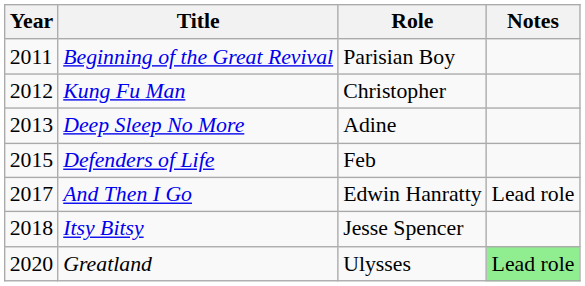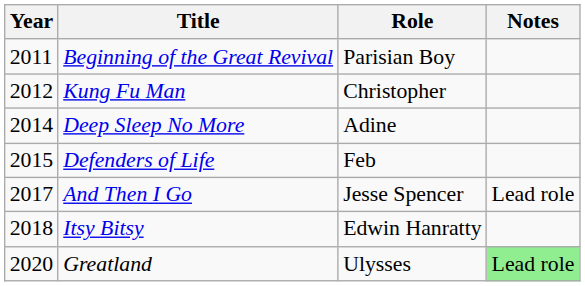(31, 125) 2013 -> (31, 125) 2014
(412, 194) Edwin Hanratty -> (403, 194) Jesse Spencer
(403, 228) Jesse Spencer -> (412, 228) Edwin Hanratty
